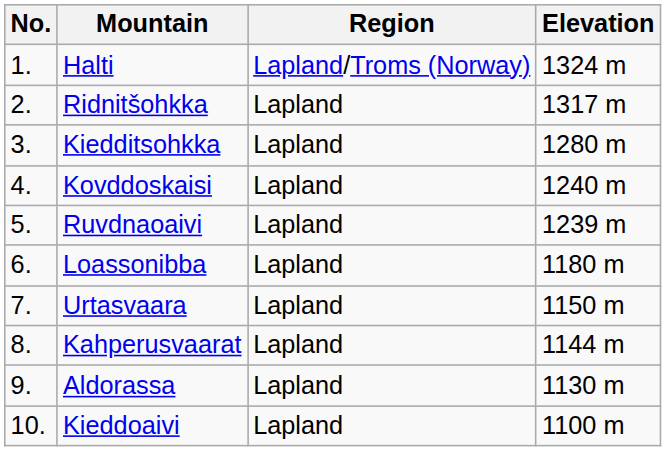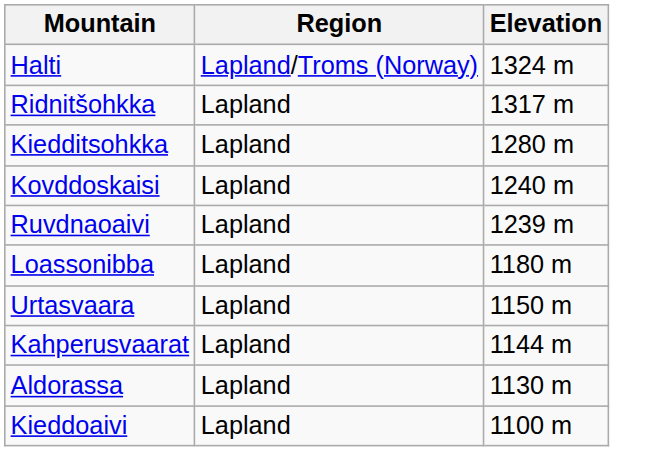- column: (31, 24)
